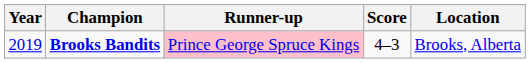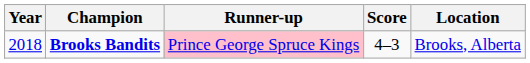(25, 44) 2019 -> (25, 44) 2018
